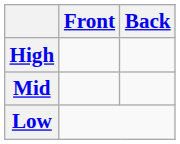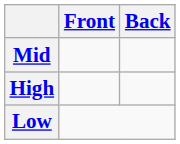rows swapped: (32, 54) <-> (32, 88)
